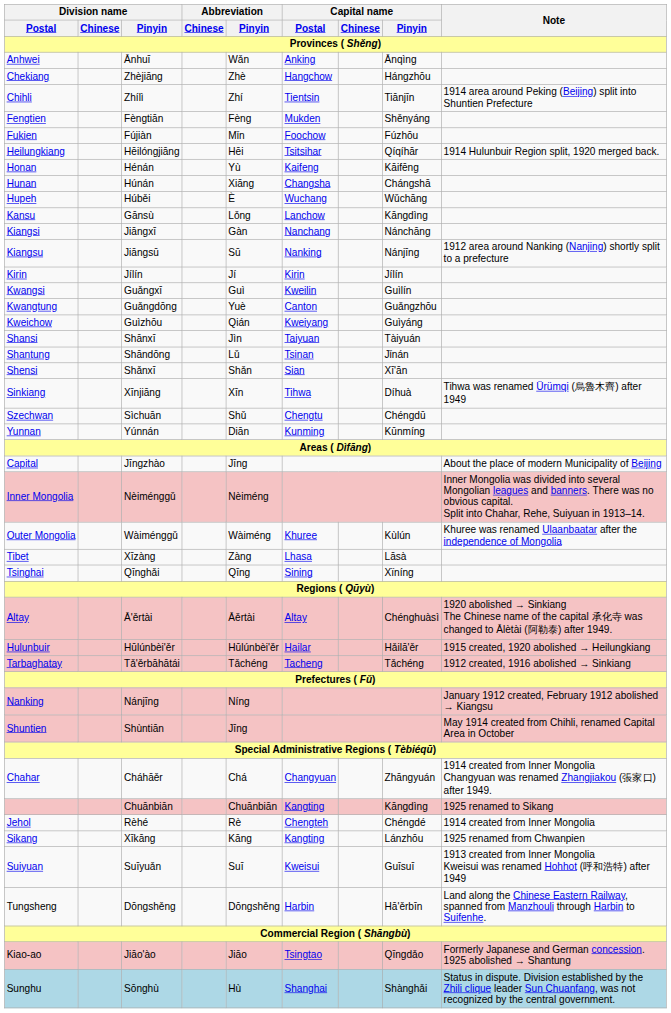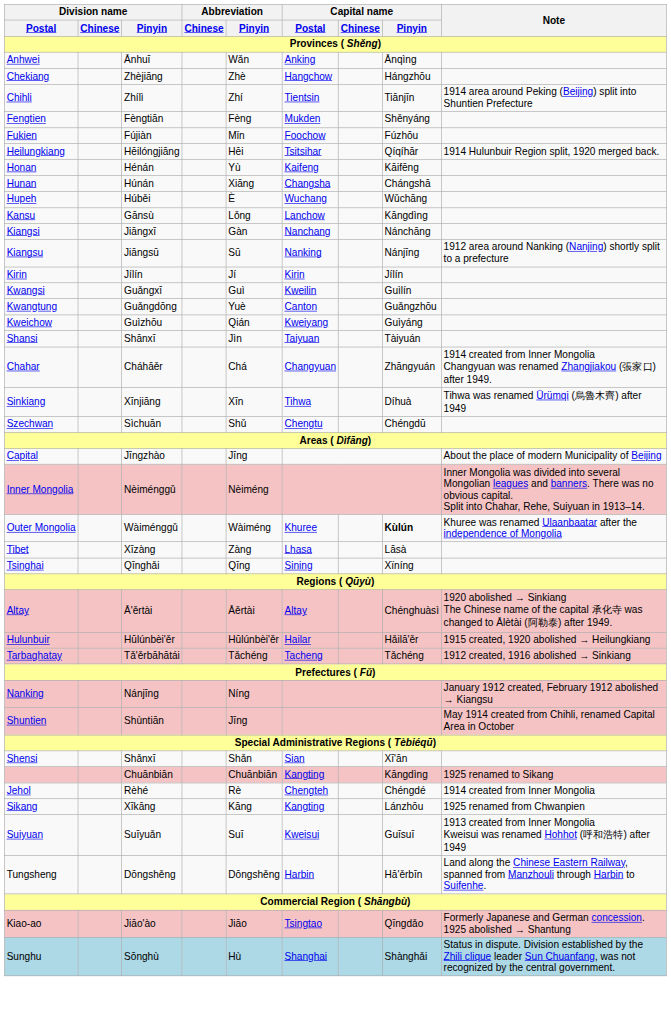- row: (28, 354)
rows swapped: (22, 370) <-> (23, 778)
- row: (24, 432)
(397, 535) normal -> (399, 528) bold
